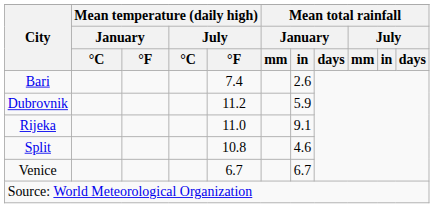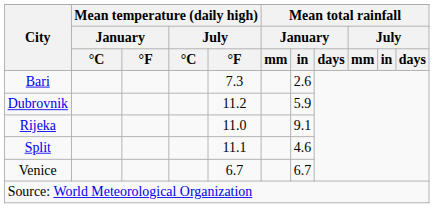(234, 81) 7.4 -> (234, 81) 7.3
(234, 147) 10.8 -> (234, 147) 11.1
